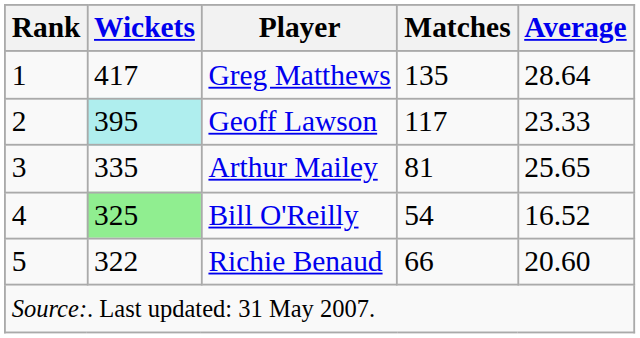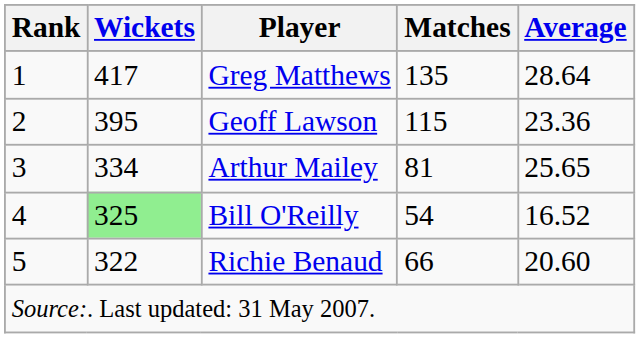(116, 121) paleturquoise background -> (116, 121) no background
(426, 121) 117 -> (426, 121) 115
(557, 121) 23.33 -> (557, 121) 23.36
(116, 167) 335 -> (116, 167) 334
